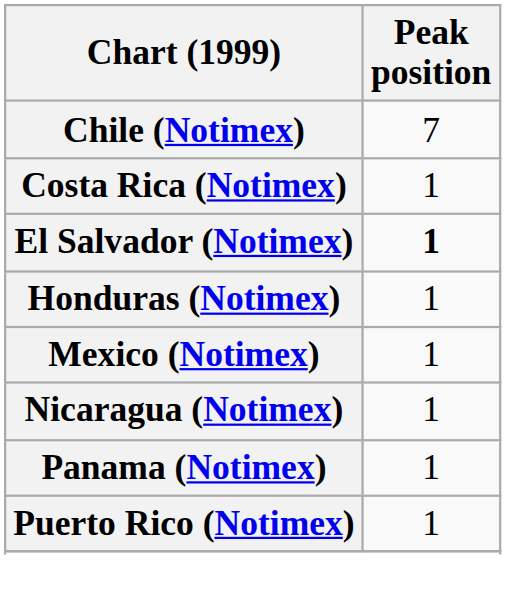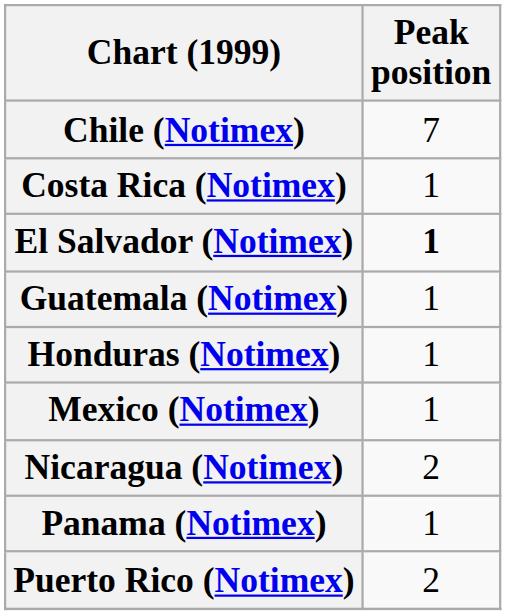+ row: (184, 297)
(431, 410) 1 -> (431, 466) 2
(431, 523) 1 -> (431, 579) 2
